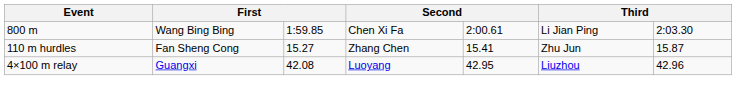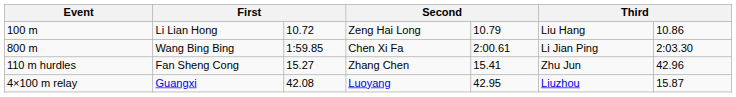+ row: (22, 30)
(670, 48) 15.87 -> (670, 65) 42.96
(670, 65) 42.96 -> (670, 83) 15.87
